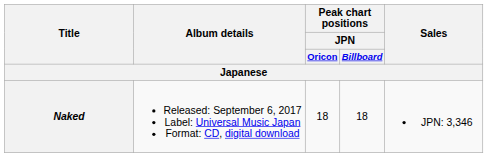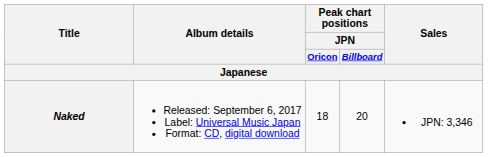(362, 116) 18 -> (362, 116) 20
